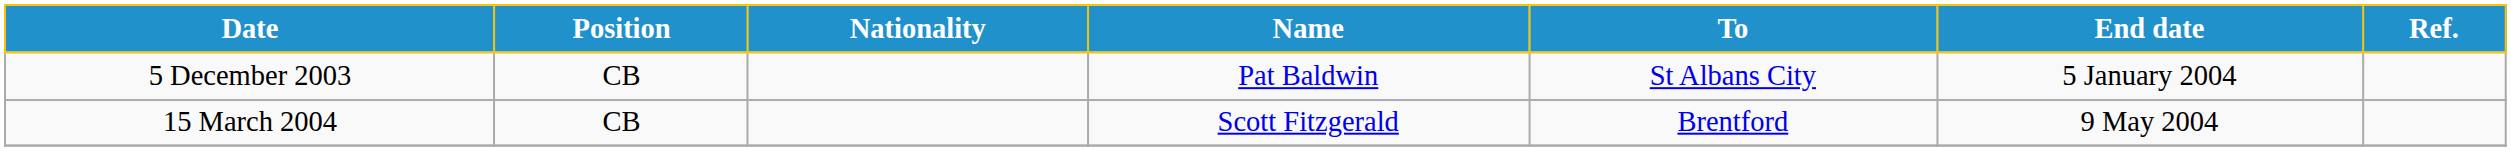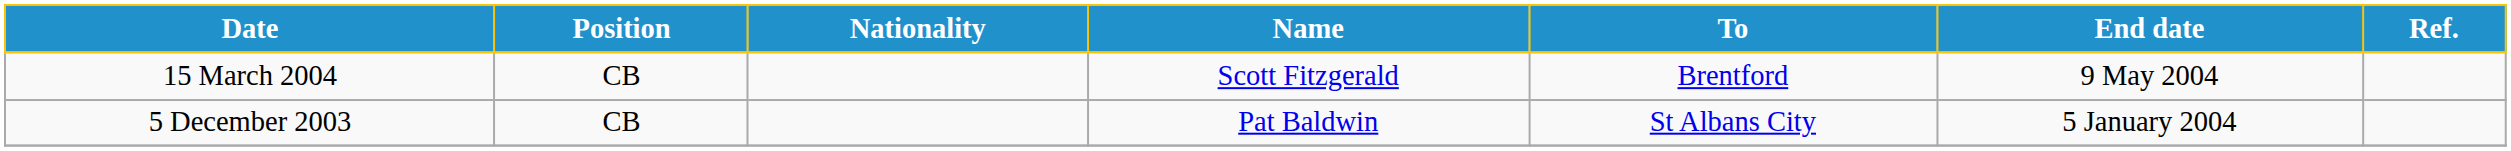rows swapped: (250, 75) <-> (250, 122)
